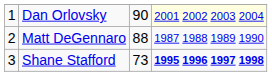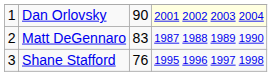(140, 37) 88 -> (140, 37) 83
(140, 60) 73 -> (140, 60) 76
(209, 60) bold -> (209, 60) normal
